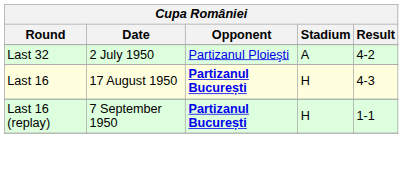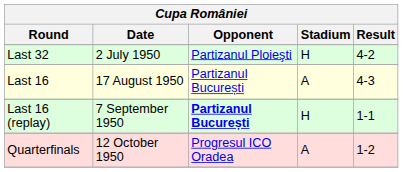(305, 54) A -> (305, 54) H
(219, 81) bold -> (219, 81) normal
(305, 81) H -> (305, 81) A
+ row: (43, 150)
